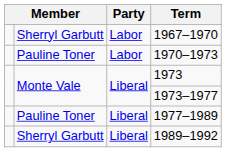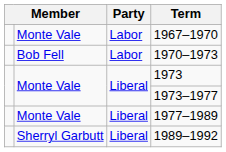(60, 34) Sherryl Garbutt -> (49, 34) Monte Vale
(56, 55) Pauline Toner -> (40, 55) Bob Fell
(56, 116) Pauline Toner -> (49, 116) Monte Vale
